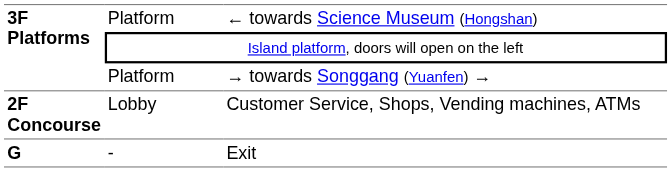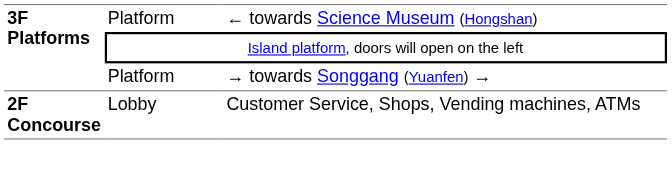- row: (111, 152)
